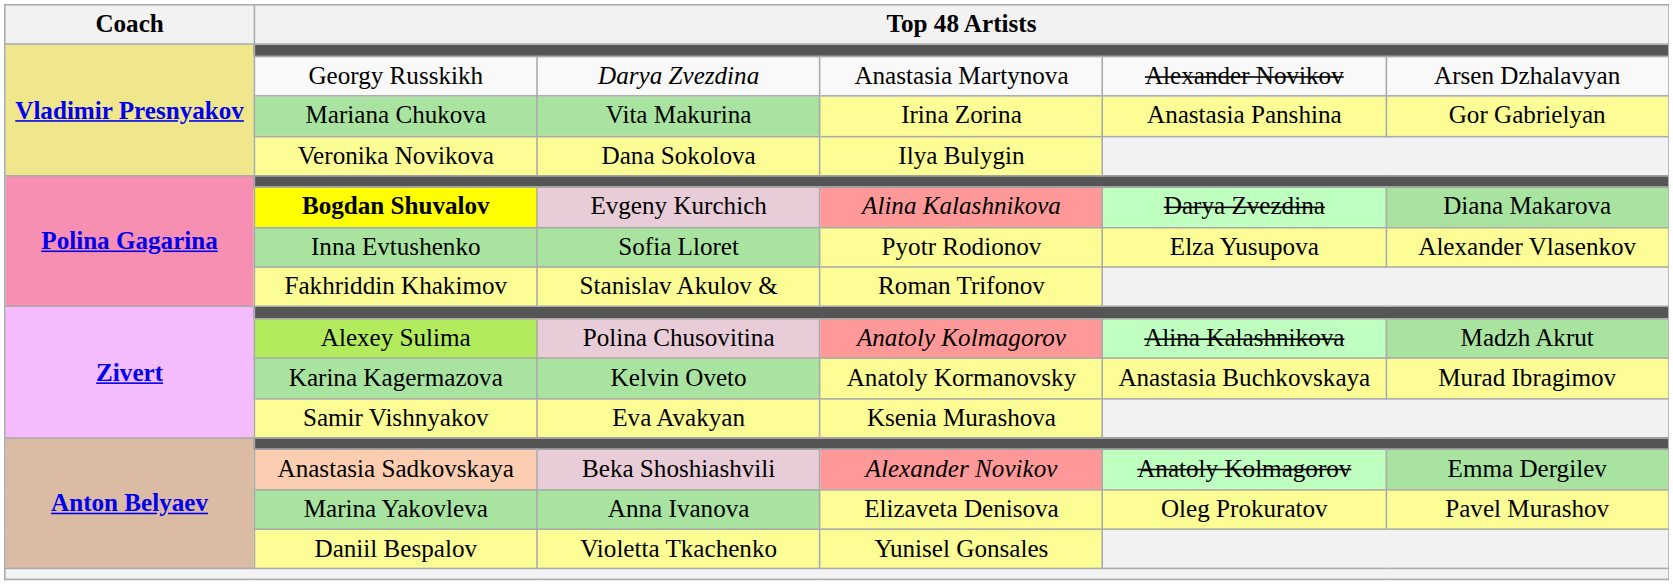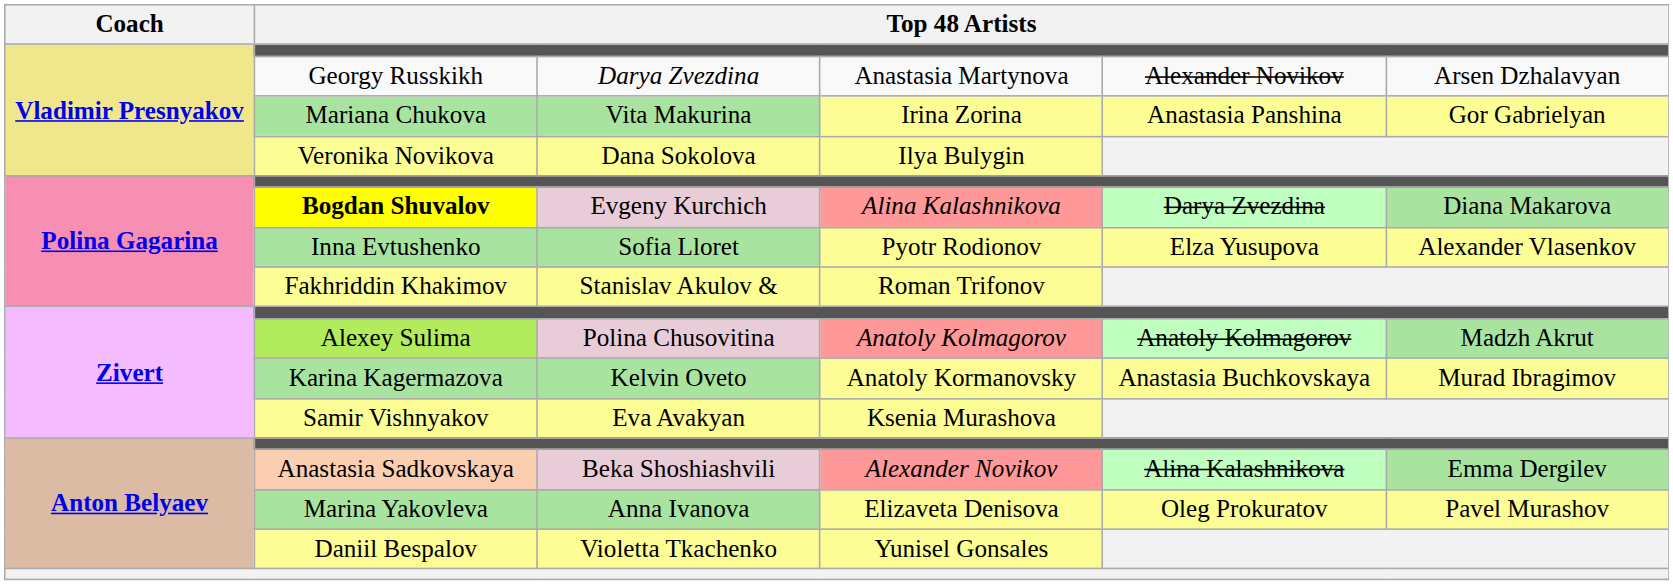(1244, 338) Alina Kalashnikova -> (1244, 338) Anatoly Kolmagorov
(1244, 469) Anatoly Kolmagorov -> (1244, 469) Alina Kalashnikova
